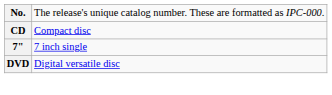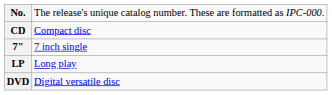+ row: (18, 64)
